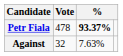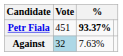(63, 28) 478 -> (63, 28) 451
(60, 43) no background -> (60, 43) lightblue background
